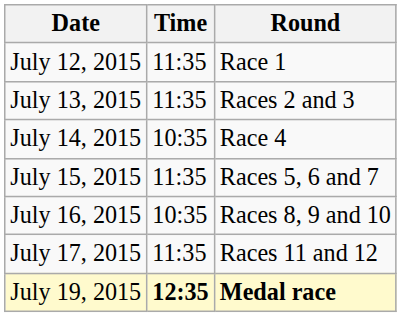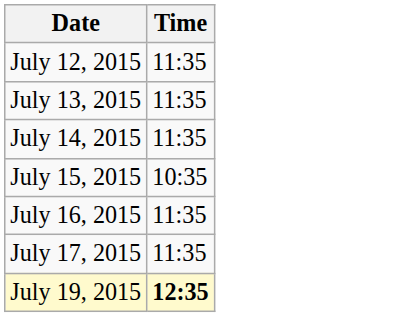- column: (305, 23)
(180, 138) 10:35 -> (179, 138) 11:35
(179, 176) 11:35 -> (180, 176) 10:35
(180, 215) 10:35 -> (179, 215) 11:35
